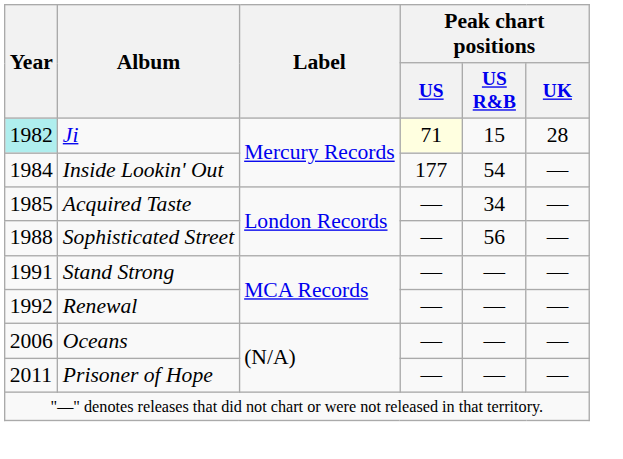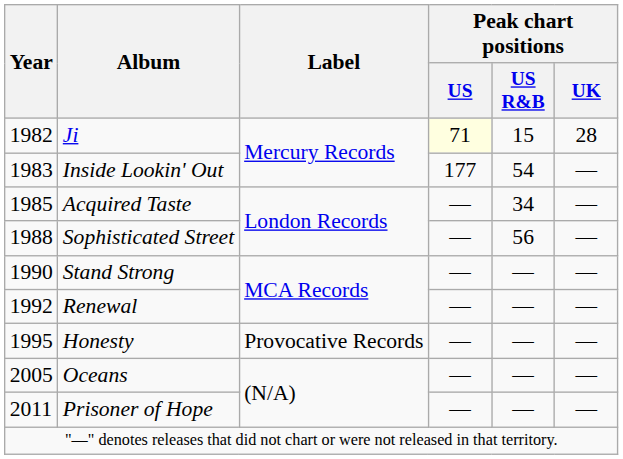(31, 135) paleturquoise background -> (31, 135) no background
(31, 169) 1984 -> (31, 169) 1983
(31, 272) 1991 -> (31, 272) 1990
+ row: (98, 340)
(31, 340) 2006 -> (31, 374) 2005
